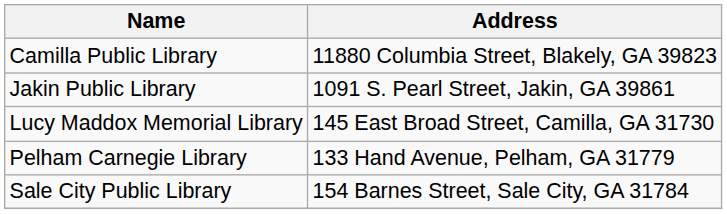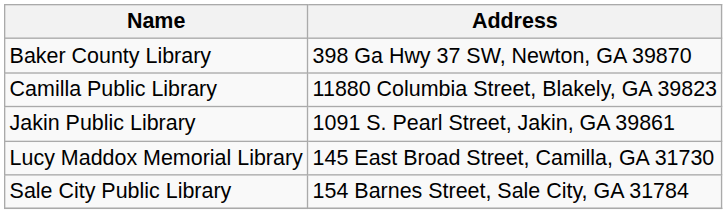+ row: (110, 55)
- row: (128, 157)
